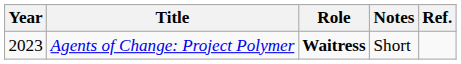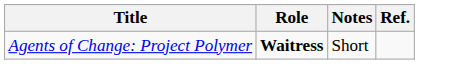- column: (26, 18)
